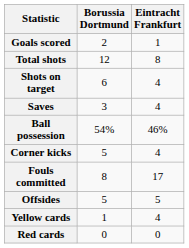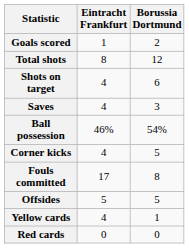columns swapped: (158, 19) <-> (104, 19)
